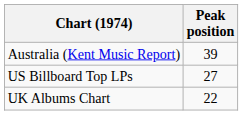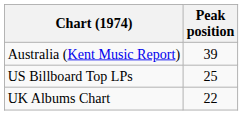(210, 76) 27 -> (210, 76) 25
